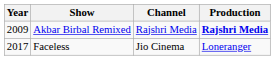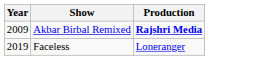- column: (166, 13)
(18, 47) 2017 -> (18, 47) 2019
